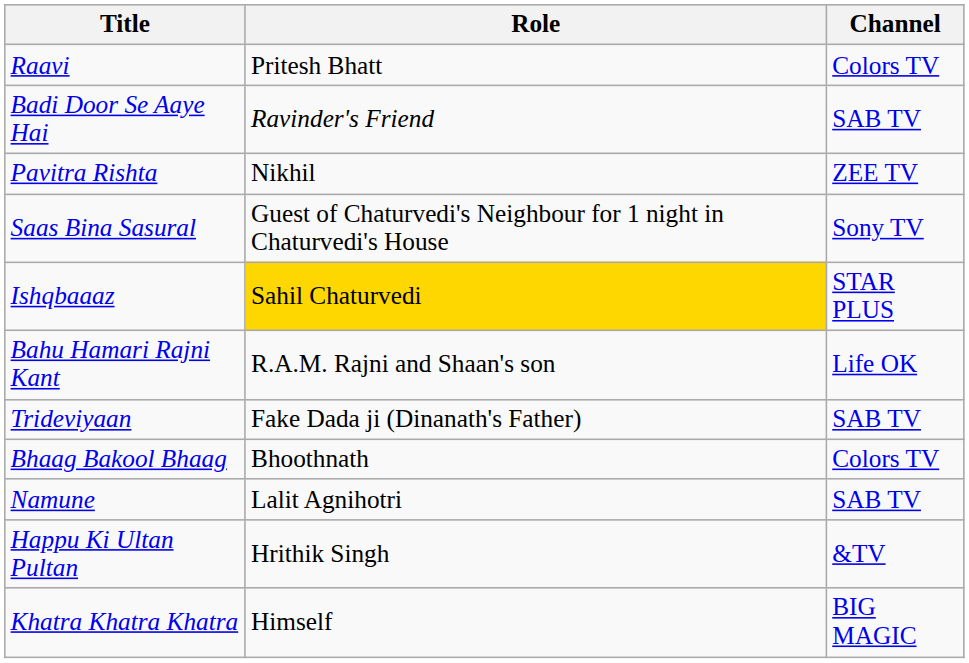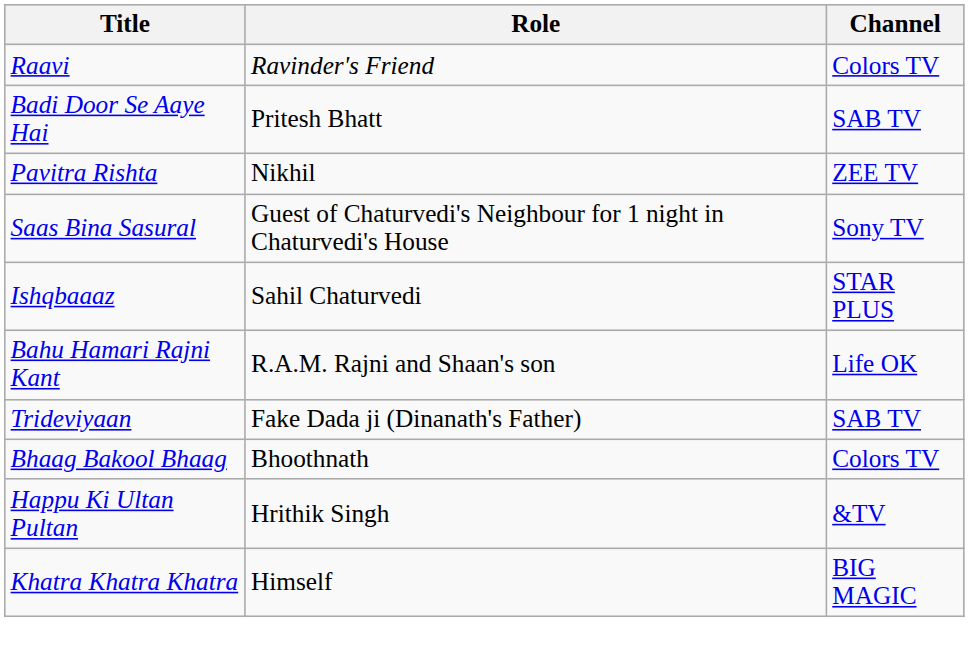(317, 64) Pritesh Bhatt -> (343, 64) Ravinder's Friend
(343, 118) Ravinder's Friend -> (317, 118) Pritesh Bhatt
(336, 296) gold background -> (336, 296) no background
- row: (53, 499)
